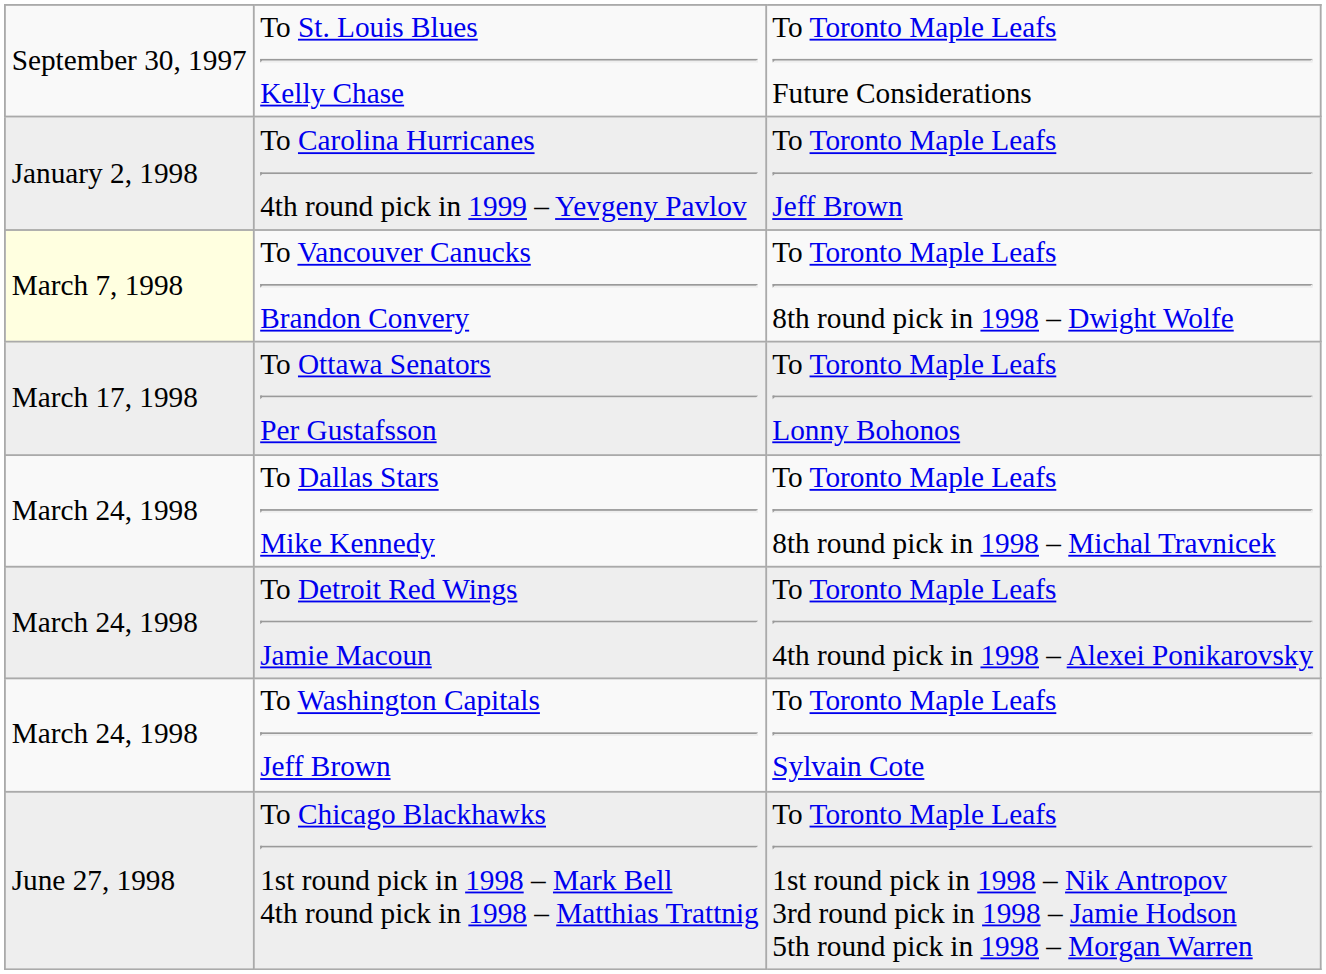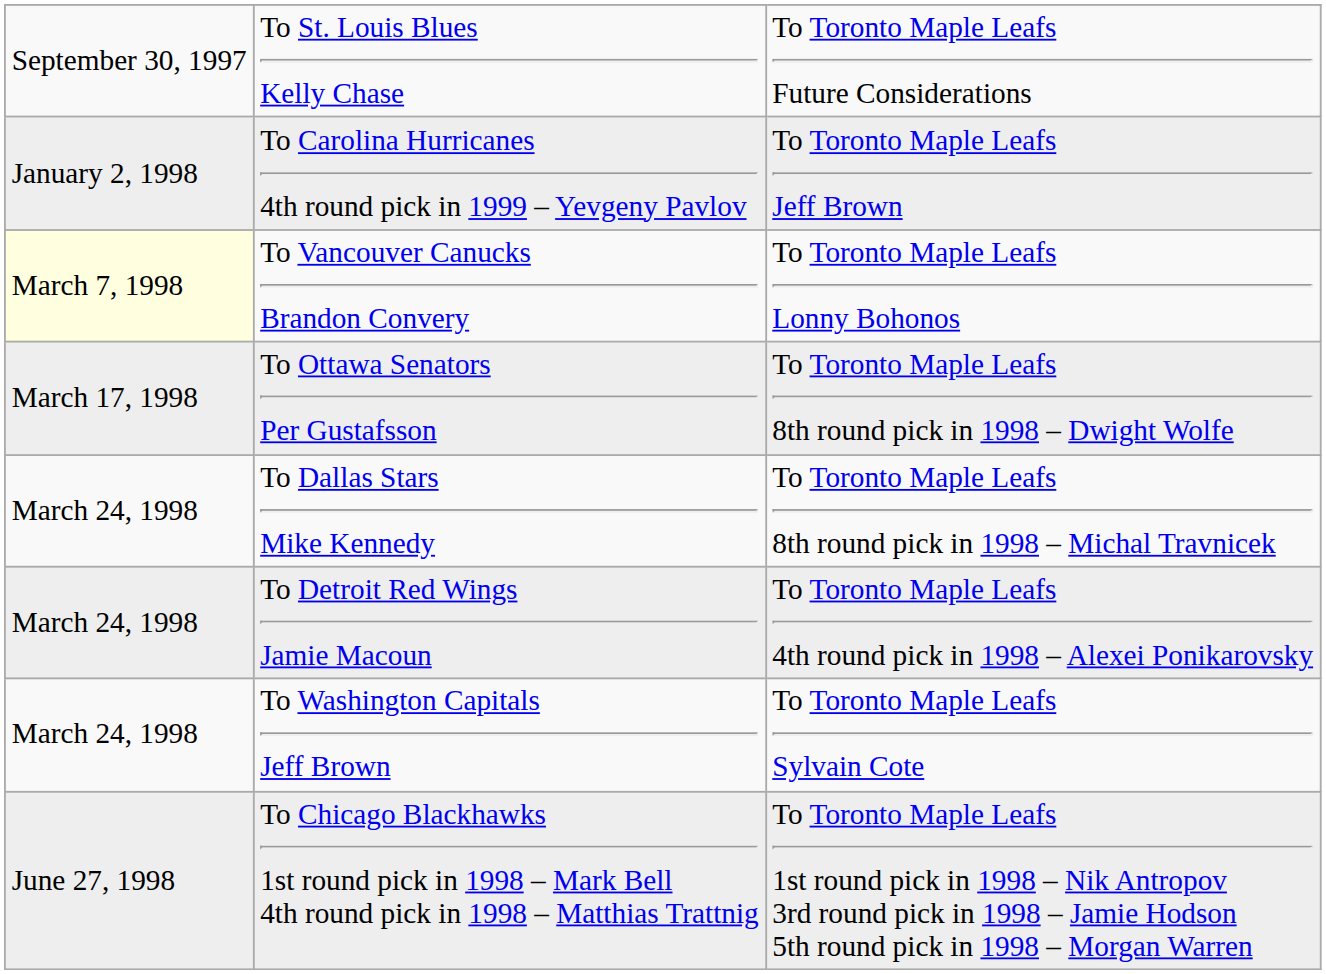(1043, 285) To Toronto Maple Leafs 8th round pick in 1998 – Dwight Wolfe -> (1043, 285) To Toronto Maple Leafs Lonny Bohonos
(1043, 397) To Toronto Maple Leafs Lonny Bohonos -> (1043, 397) To Toronto Maple Leafs 8th round pick in 1998 – Dwight Wolfe
